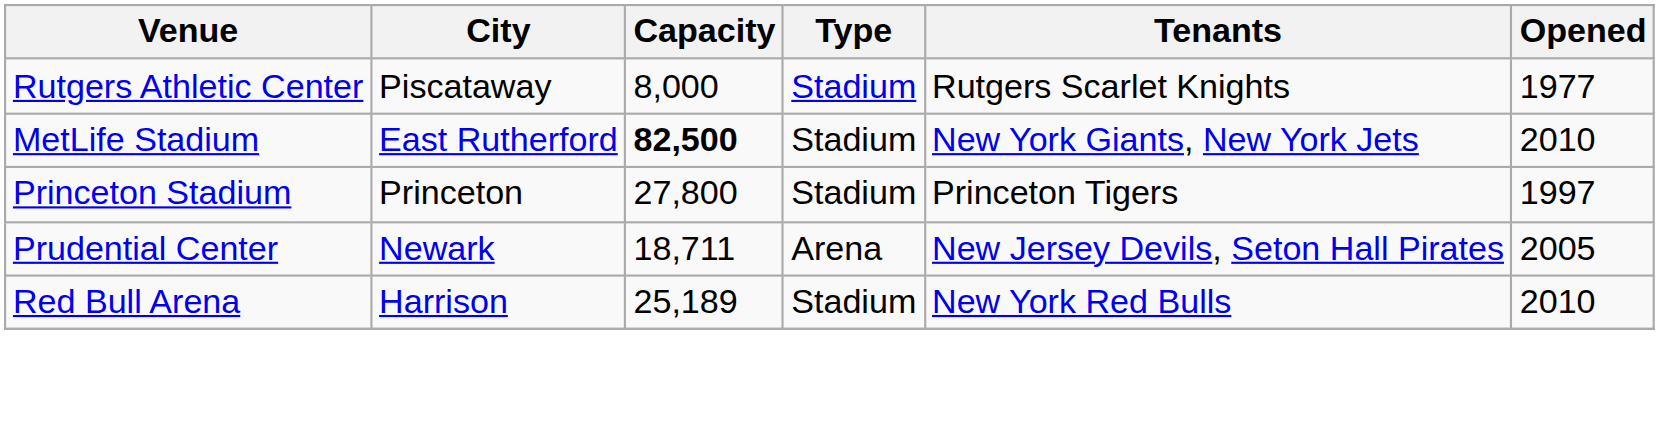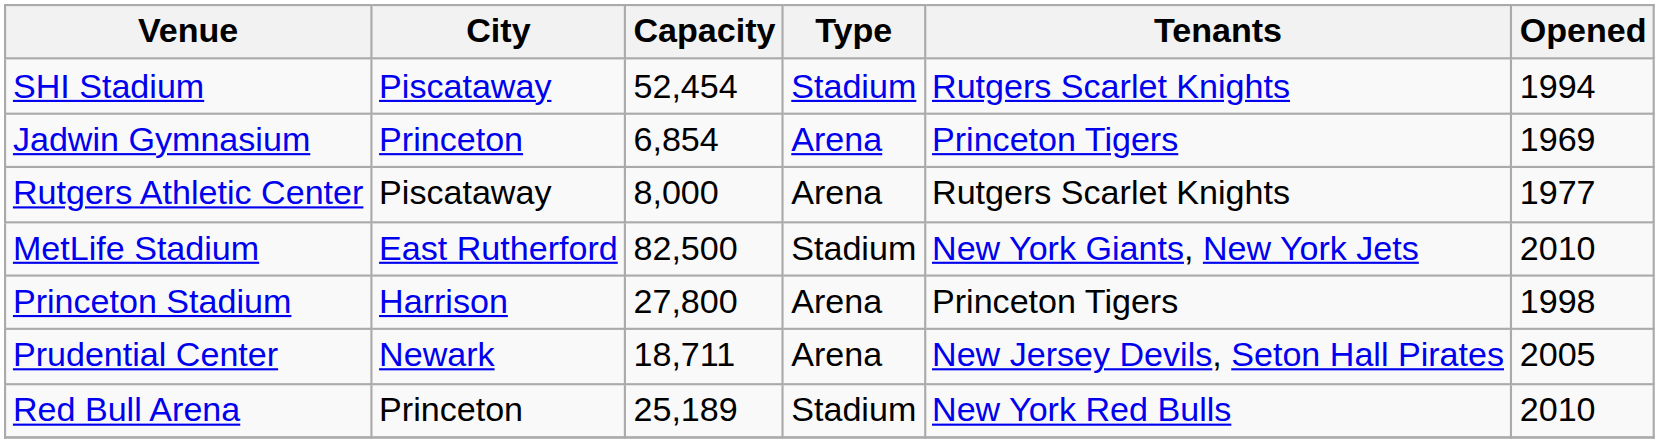+ row: (109, 85)
+ row: (162, 139)
(854, 85) Stadium -> (837, 193) Arena
(686, 139) bold -> (686, 247) normal
(451, 193) Princeton -> (443, 301) Harrison
(854, 193) Stadium -> (837, 301) Arena
(1558, 193) 1997 -> (1558, 301) 1998
(443, 301) Harrison -> (451, 409) Princeton
